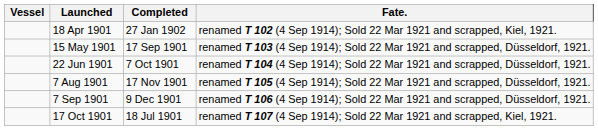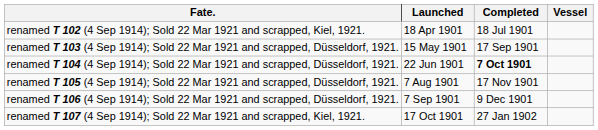columns swapped: (27, 13) <-> (395, 13)
(156, 30) 27 Jan 1902 -> (505, 30) 18 Jul 1901
(152, 64) normal -> (504, 64) bold
(154, 116) 18 Jul 1901 -> (507, 116) 27 Jan 1902
